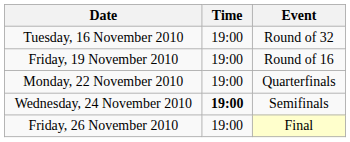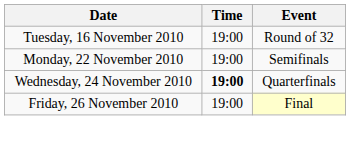- row: (103, 59)
(299, 81) Quarterfinals -> (299, 59) Semifinals
(299, 103) Semifinals -> (299, 81) Quarterfinals
